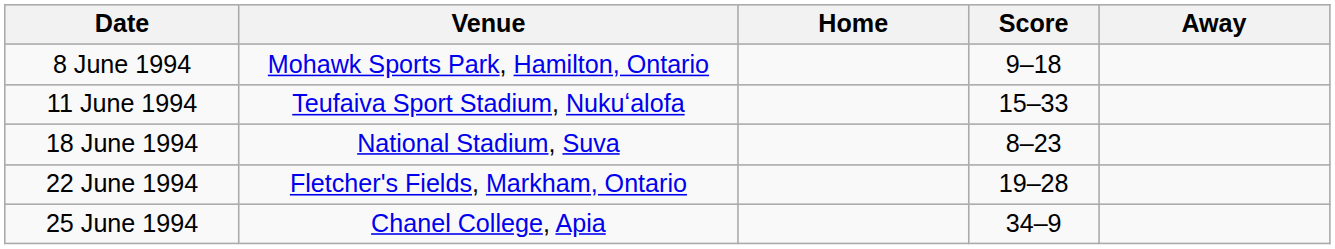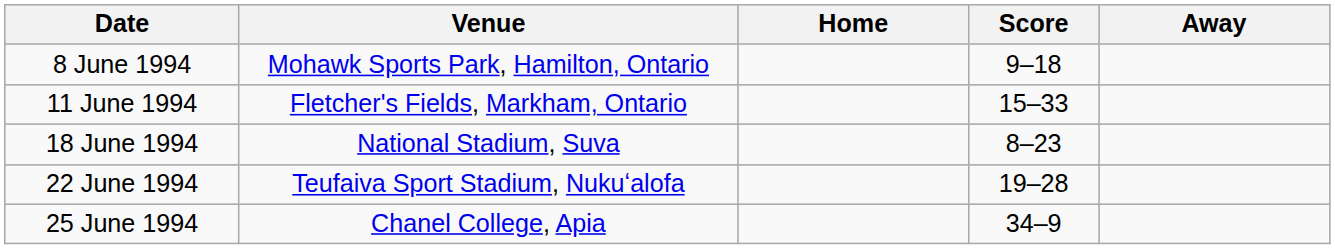(488, 104) Teufaiva Sport Stadium, Nukuʻalofa -> (488, 104) Fletcher's Fields, Markham, Ontario
(488, 183) Fletcher's Fields, Markham, Ontario -> (488, 183) Teufaiva Sport Stadium, Nukuʻalofa
